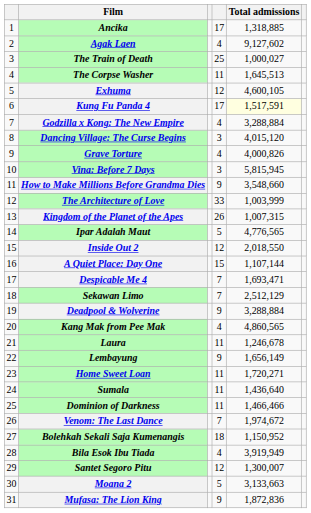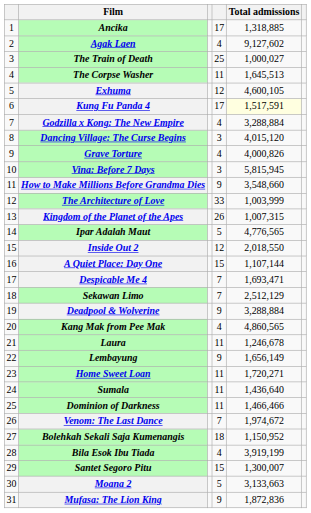(264, 452) 3,919,949 -> (264, 452) 3,919,199
(219, 468) 12 -> (219, 468) 15
